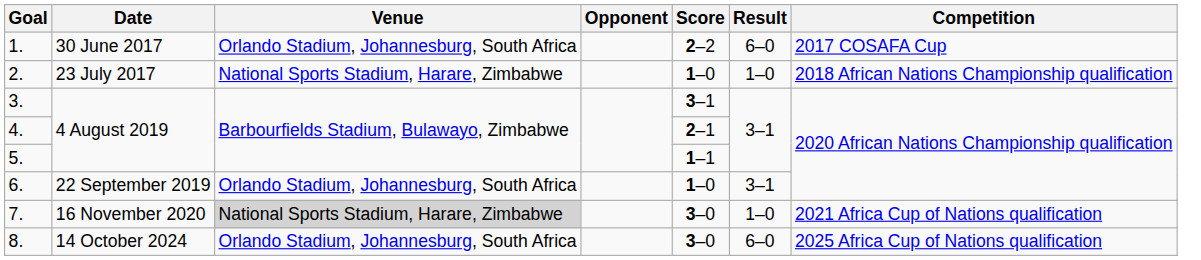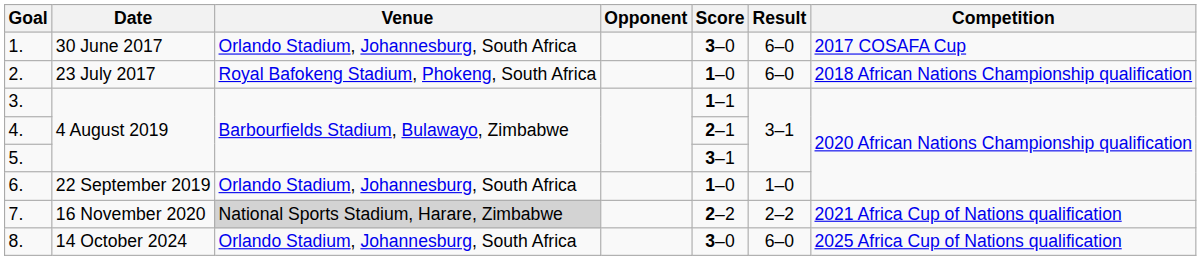(700, 46) 2–2 -> (720, 46) 3–0
(391, 74) National Sports Stadium, Harare, Zimbabwe -> (407, 74) Royal Bafokeng Stadium, Phokeng, South Africa
(760, 74) 1–0 -> (779, 74) 6–0
(700, 102) 3–1 -> (720, 102) 1–1
(700, 158) 1–1 -> (720, 158) 3–1
(760, 185) 3–1 -> (779, 185) 1–0
(700, 213) 3–0 -> (720, 213) 2–2
(760, 213) 1–0 -> (779, 213) 2–2
